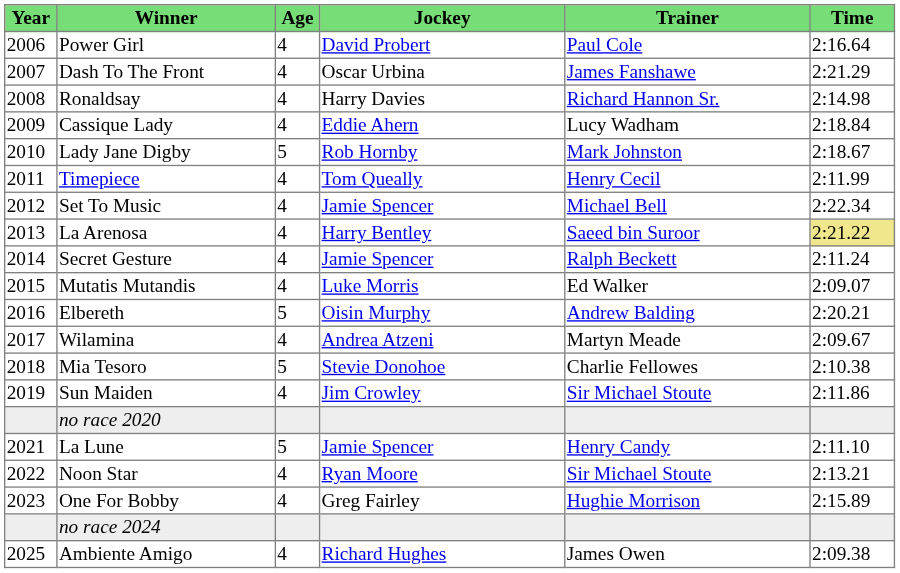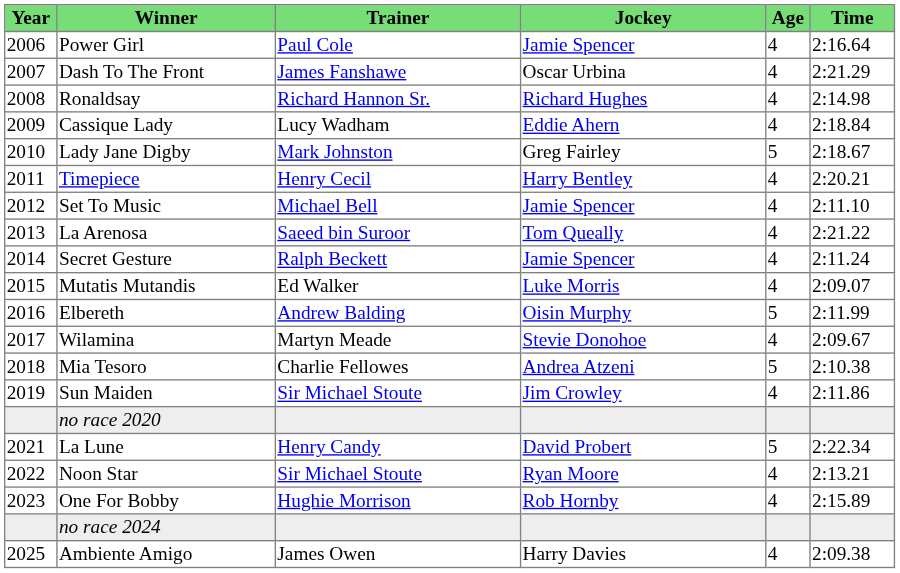columns swapped: (297, 17) <-> (687, 17)
(376, 44) David Probert -> (579, 44) Jamie Spencer
(373, 98) Harry Davies -> (585, 98) Richard Hughes
(370, 151) Rob Hornby -> (572, 151) Greg Fairley
(372, 178) Tom Queally -> (577, 178) Harry Bentley
(841, 178) 2:11.99 -> (841, 178) 2:20.21
(841, 205) 2:22.34 -> (841, 205) 2:11.10
(376, 232) Harry Bentley -> (573, 232) Tom Queally
(841, 232) khaki background -> (841, 232) no background
(841, 312) 2:20.21 -> (841, 312) 2:11.99
(378, 339) Andrea Atzeni -> (584, 339) Stevie Donohoe
(383, 366) Stevie Donohoe -> (579, 366) Andrea Atzeni
(378, 446) Jamie Spencer -> (577, 446) David Probert
(841, 446) 2:11.10 -> (841, 446) 2:22.34
(371, 500) Greg Fairley -> (571, 500) Rob Hornby
(384, 553) Richard Hughes -> (574, 553) Harry Davies
